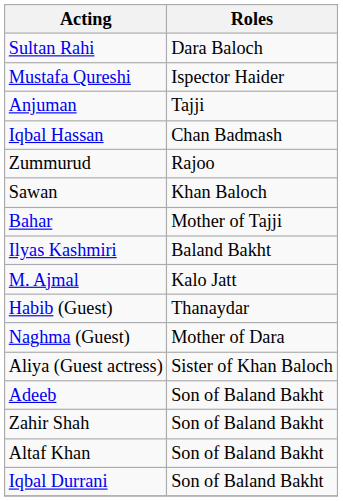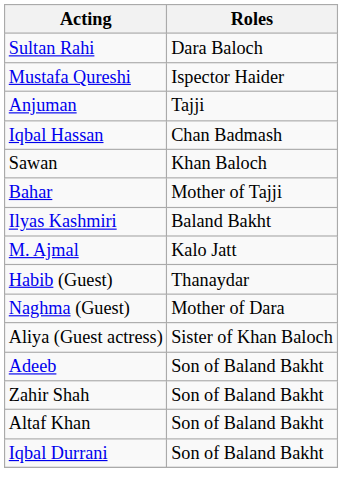- row: (50, 163)
